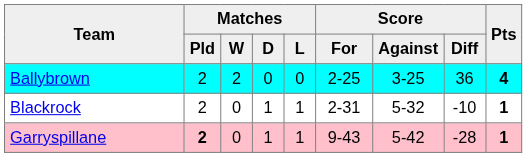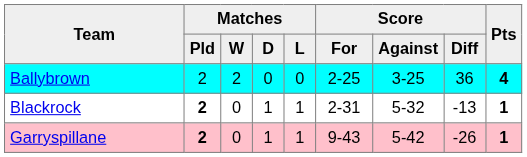(202, 108) normal -> (202, 108) bold
(465, 108) -10 -> (465, 108) -13
(465, 137) -28 -> (465, 137) -26
